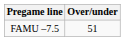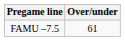(93, 28) 51 -> (93, 28) 61
